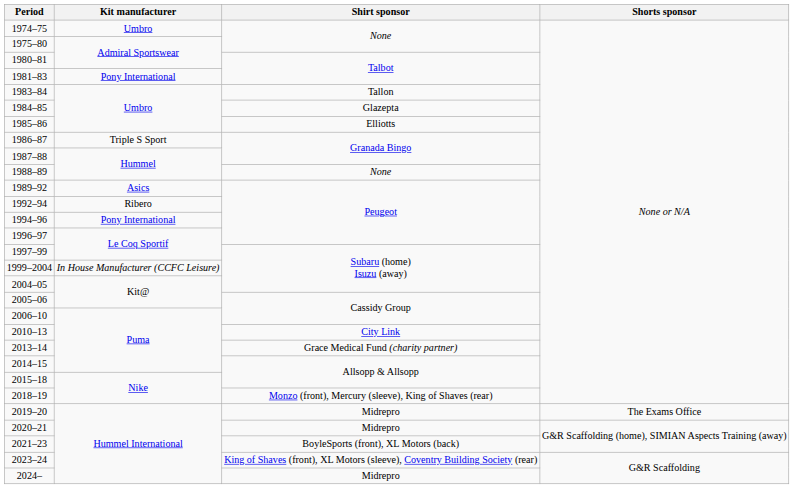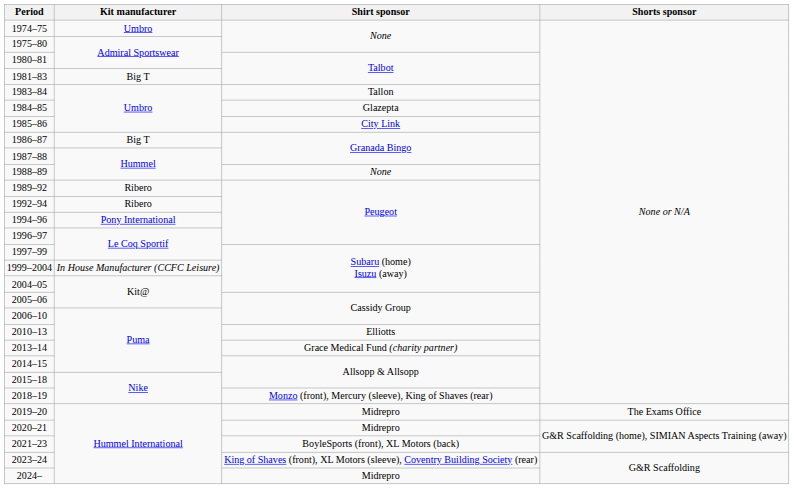(138, 76) Pony International -> (138, 76) Big T
(381, 124) Elliotts -> (381, 124) City Link
(138, 140) Triple S Sport -> (138, 140) Big T
(138, 188) Asics -> (138, 188) Ribero
(381, 332) City Link -> (381, 332) Elliotts
